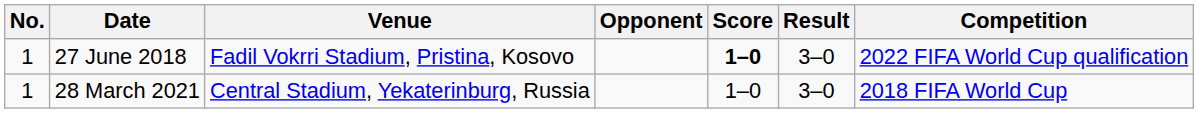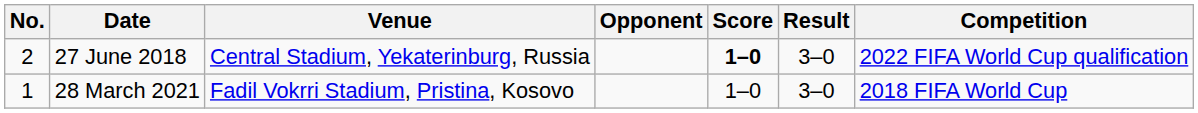(27, 56) 1 -> (27, 56) 2
(392, 56) Fadil Vokrri Stadium, Pristina, Kosovo -> (400, 56) Central Stadium, Yekaterinburg, Russia
(400, 90) Central Stadium, Yekaterinburg, Russia -> (392, 90) Fadil Vokrri Stadium, Pristina, Kosovo
